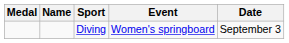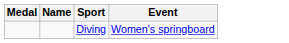- column: (250, 13)
